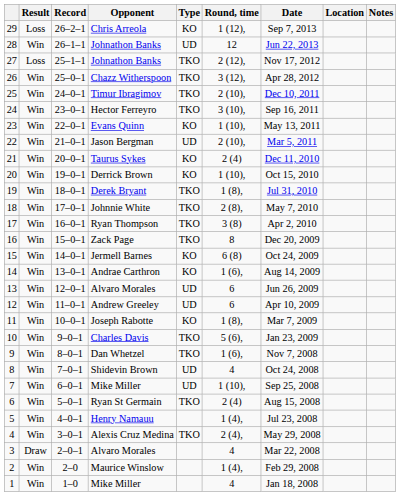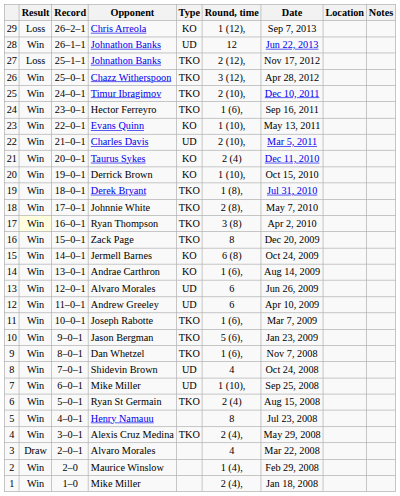(232, 110) 3 (10), -> (232, 110) 1 (6),
(122, 142) Jason Bergman -> (120, 142) Charles Davis
(36, 223) no background -> (36, 223) lightyellow background
(189, 321) KO -> (189, 321) TKO
(232, 321) 1 (8), -> (232, 321) 1 (6),
(120, 337) Charles Davis -> (122, 337) Jason Bergman
(232, 418) 1 (4), -> (232, 418) 8
(232, 483) 4 -> (232, 483) 2 (4),
